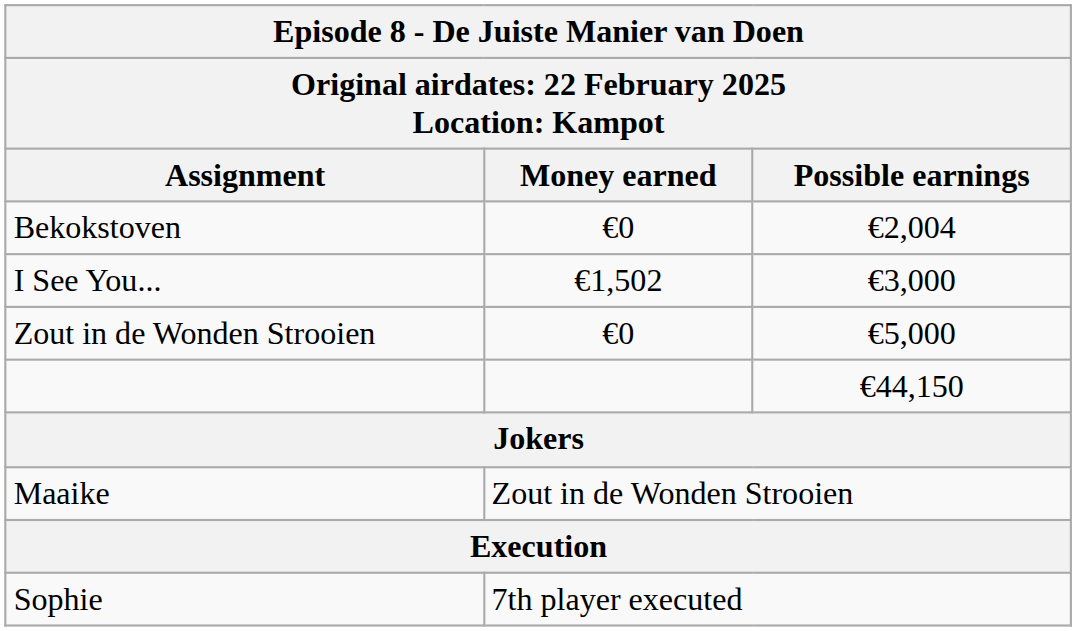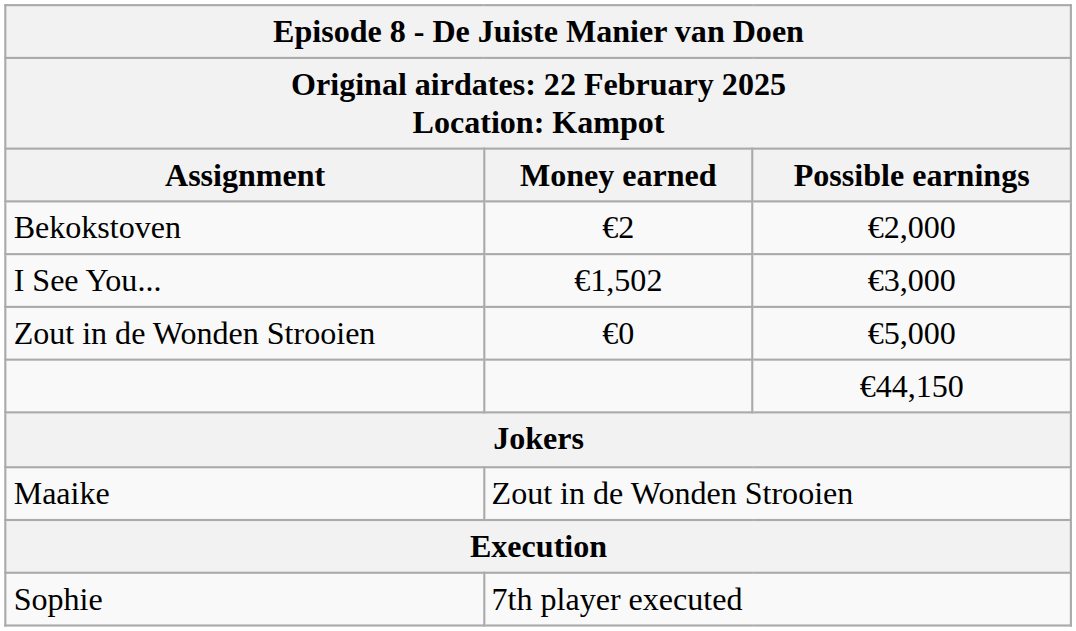(618, 227) €0 -> (618, 227) €2
(912, 227) €2,004 -> (912, 227) €2,000
